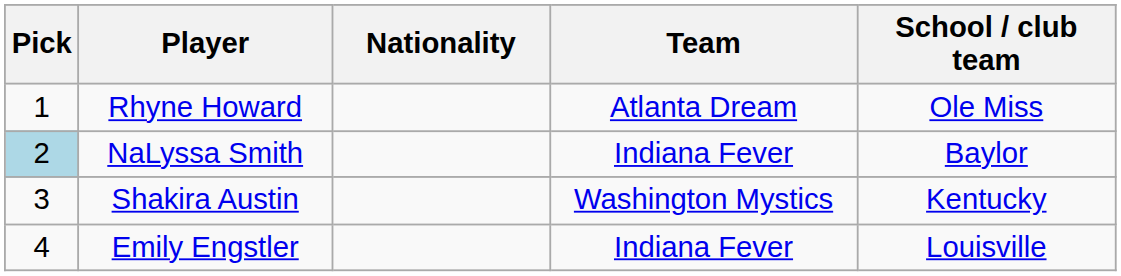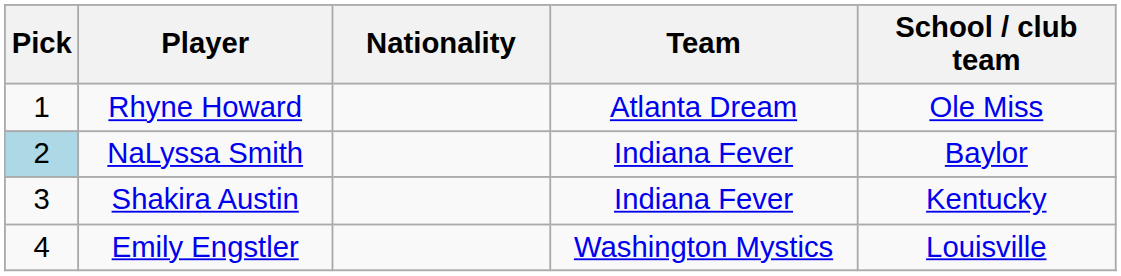(704, 199) Washington Mystics -> (704, 199) Indiana Fever
(704, 246) Indiana Fever -> (704, 246) Washington Mystics
